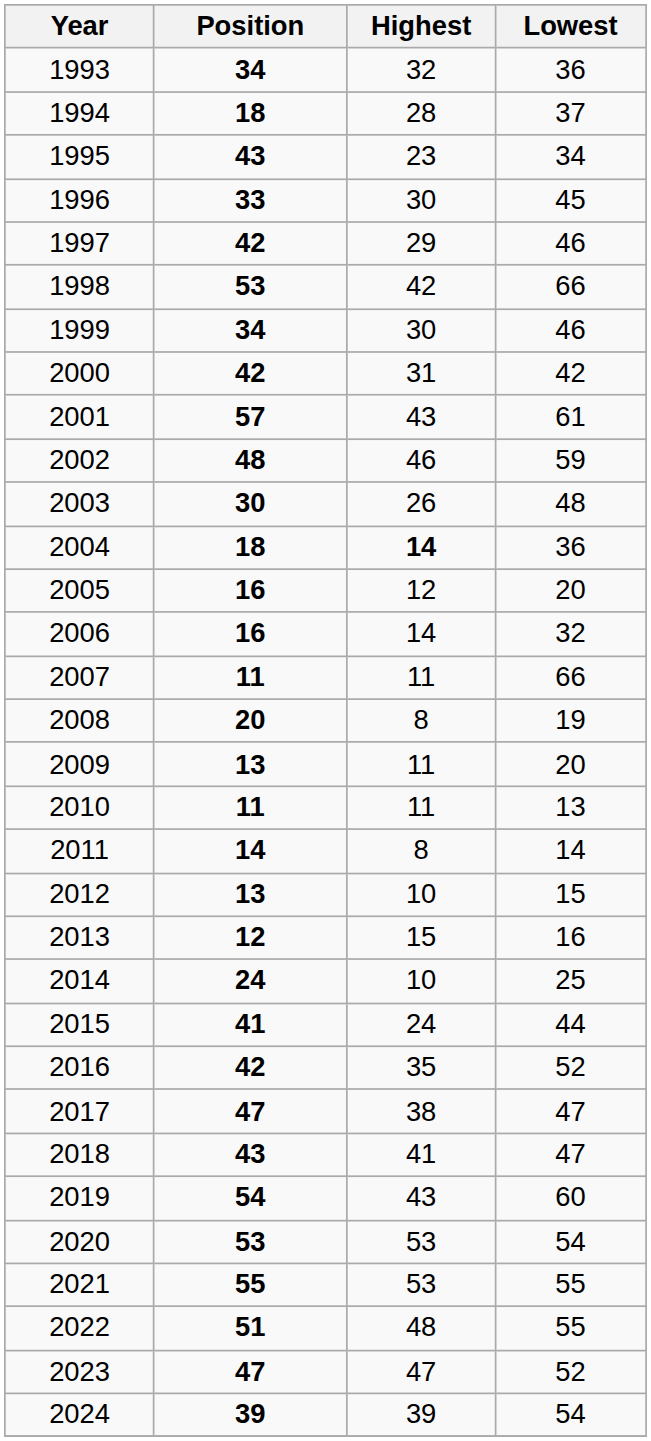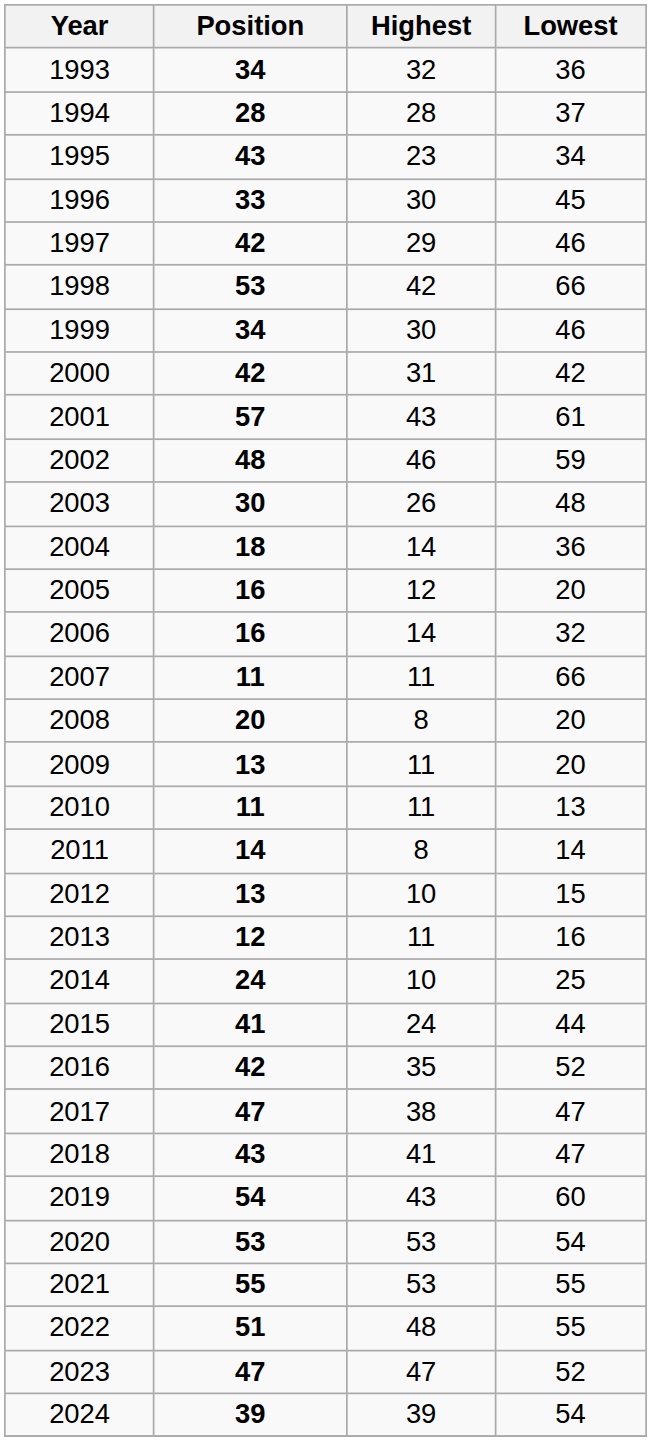(250, 112) 18 -> (250, 112) 28
(421, 546) bold -> (421, 546) normal
(571, 720) 19 -> (571, 720) 20
(421, 937) 15 -> (421, 937) 11
